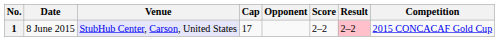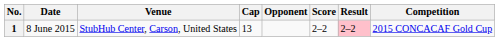(158, 28) lavender background -> (158, 28) no background
(247, 28) 17 -> (247, 28) 13
